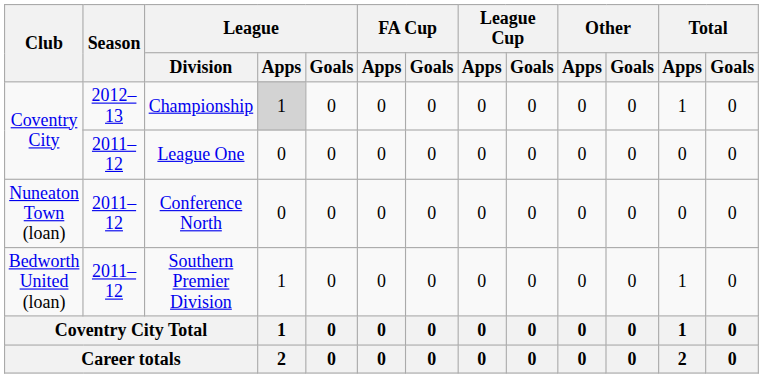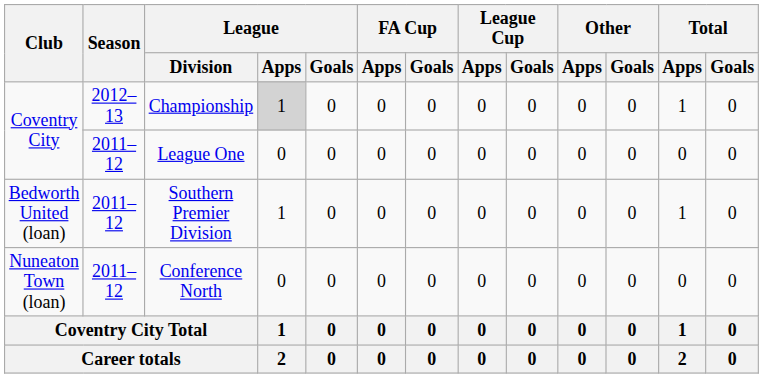rows swapped: (201, 213) <-> (201, 281)
